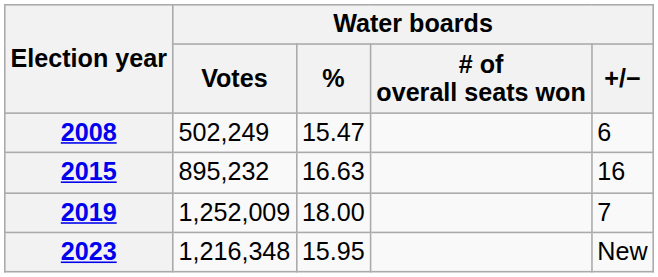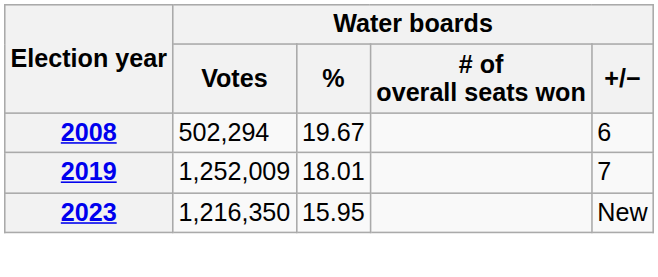(224, 132) 502,249 -> (224, 132) 502,294
(333, 132) 15.47 -> (333, 132) 19.67
- row: (89, 172)
(333, 212) 18.00 -> (333, 172) 18.01
(234, 251) 1,216,348 -> (234, 212) 1,216,350
